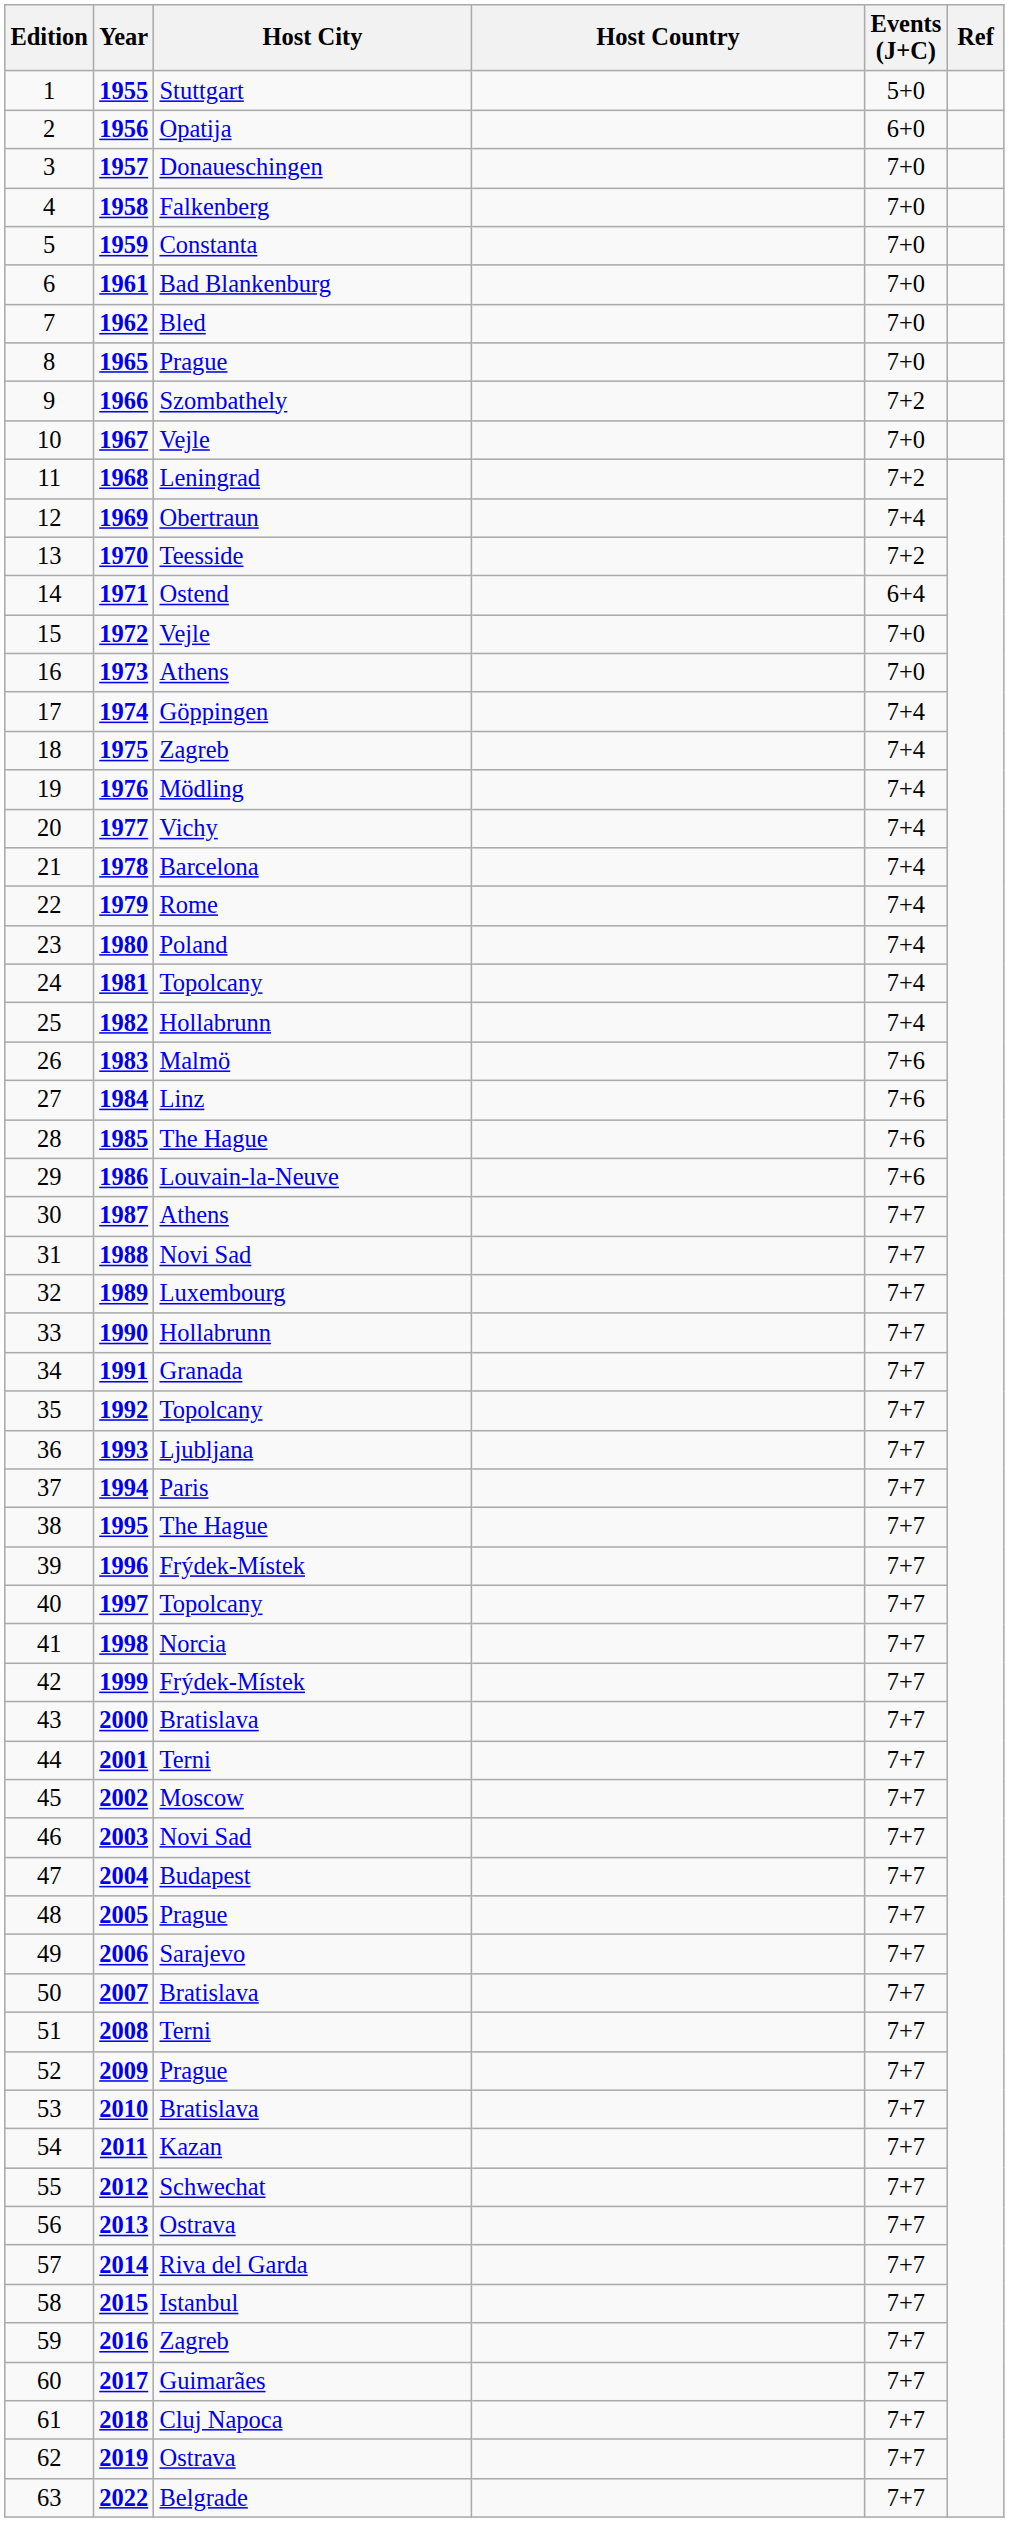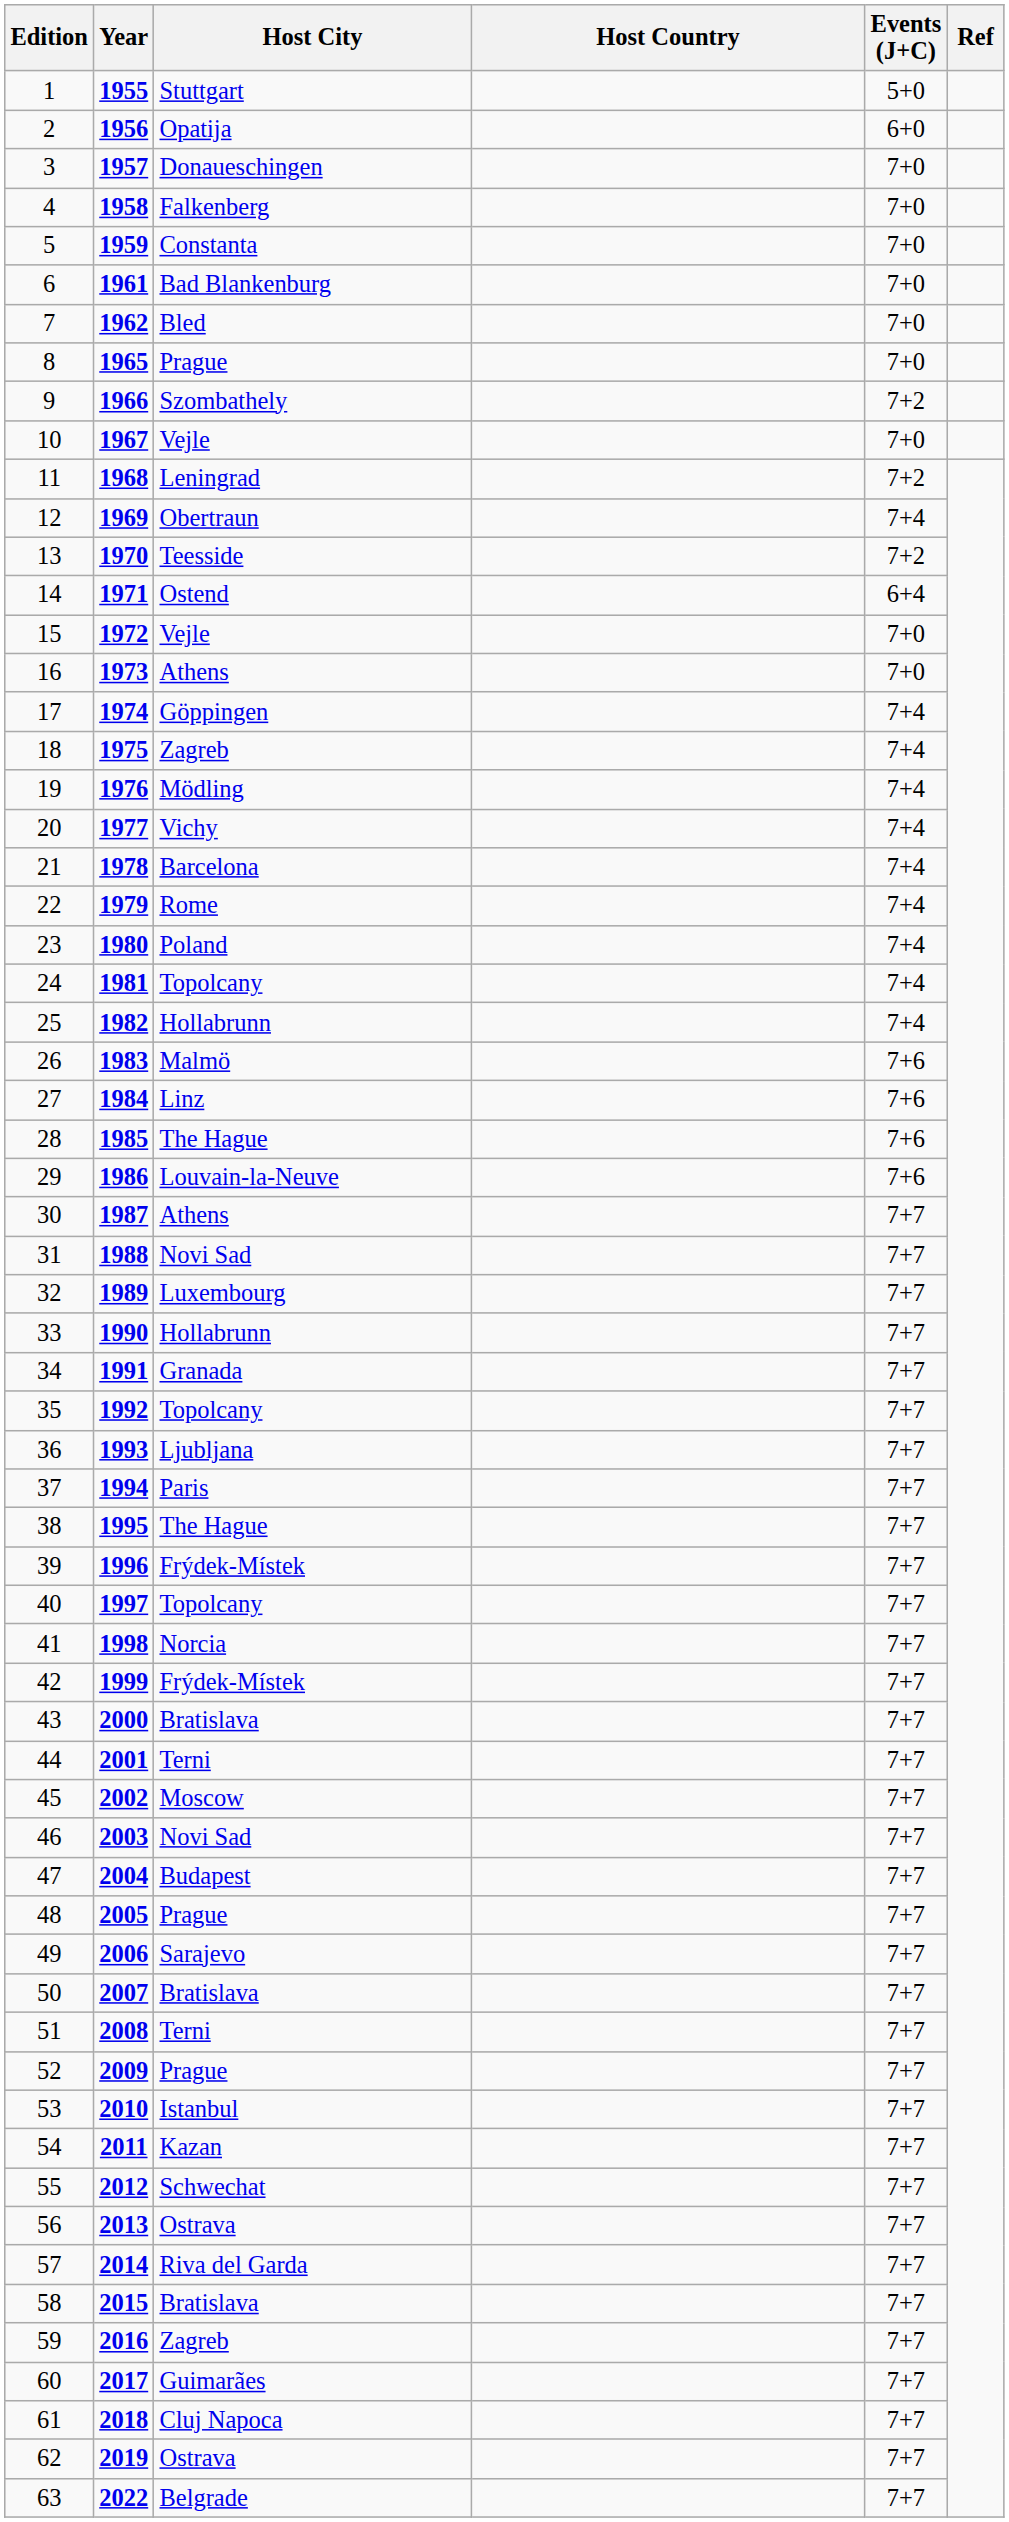(209, 2109) Bratislava -> (199, 2109) Istanbul
(199, 2303) Istanbul -> (209, 2303) Bratislava
